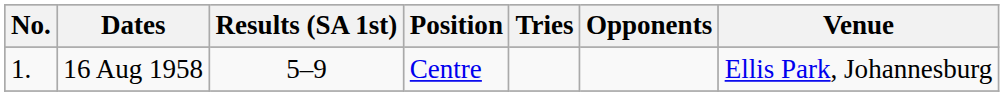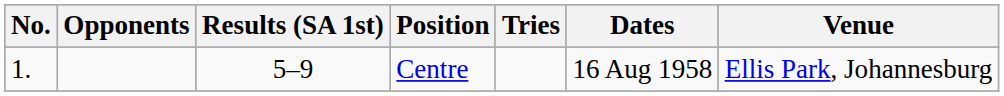columns swapped: (649, 25) <-> (133, 25)
